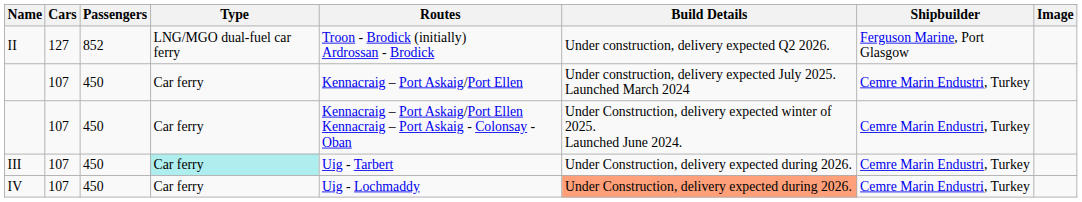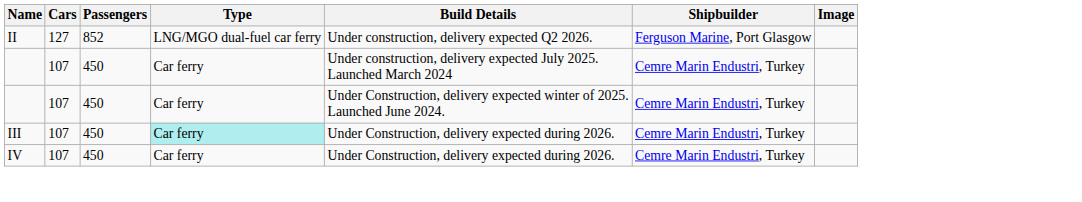- column: (440, 15)
(708, 186) lightsalmon background -> (471, 155) no background
